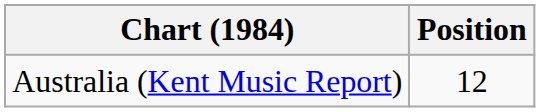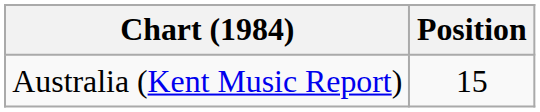(472, 80) 12 -> (472, 80) 15
